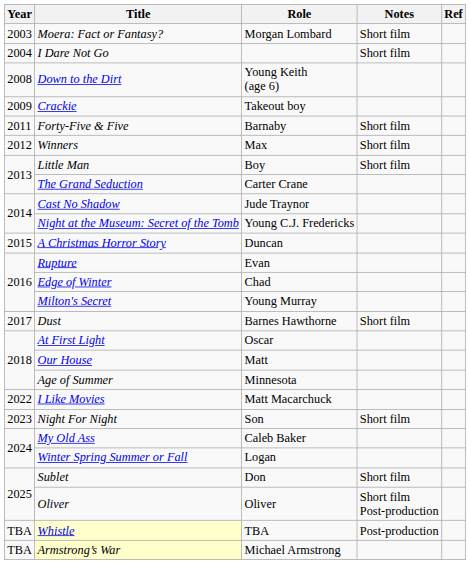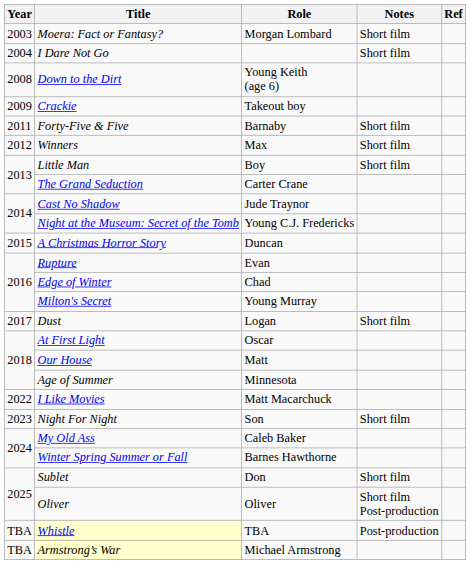(291, 321) Barnes Hawthorne -> (260, 321) Logan
(260, 457) Logan -> (291, 457) Barnes Hawthorne
